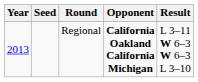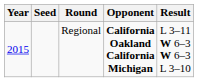(18, 49) 2013 -> (18, 49) 2015
